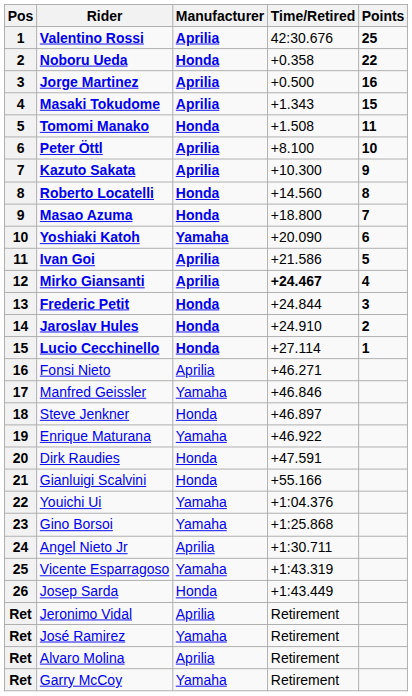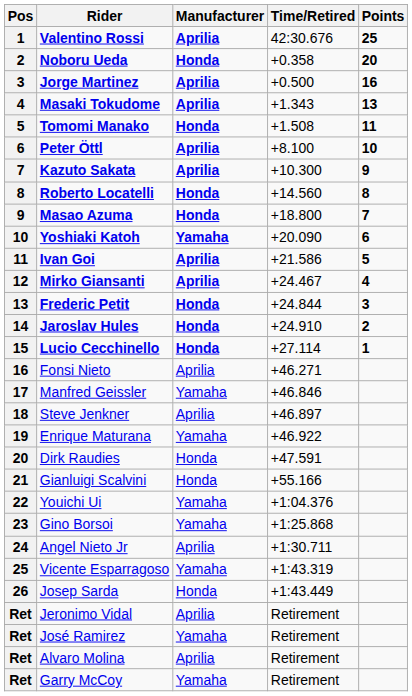(369, 60) 22 -> (369, 60) 20
(369, 104) 15 -> (369, 104) 13
(296, 281) bold -> (296, 281) normal
(196, 414) Honda -> (195, 414) Aprilia
